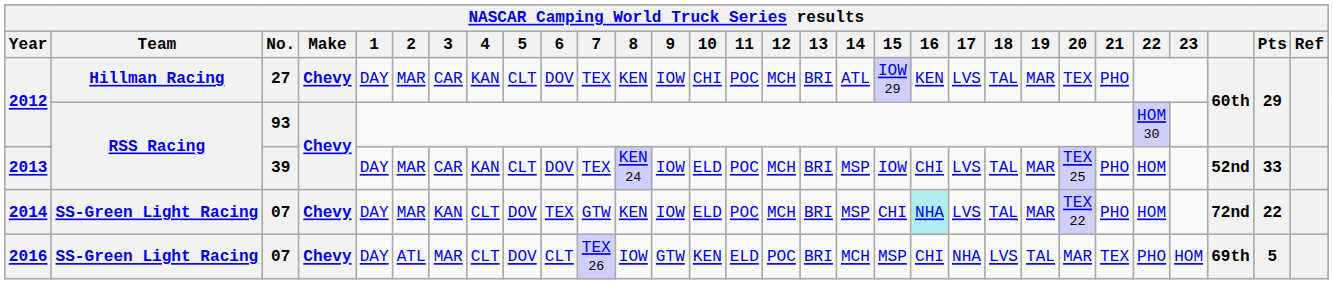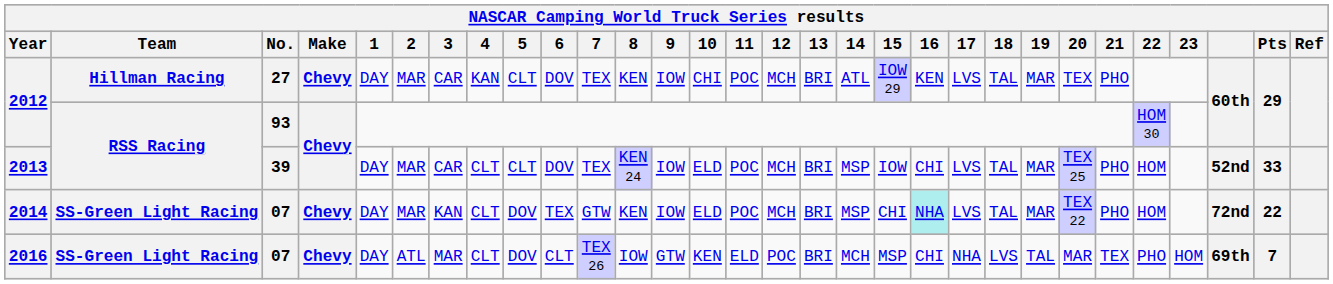(485, 168) KAN -> (485, 168) CLT
(1272, 257) 5 -> (1272, 257) 7
